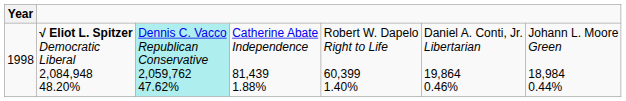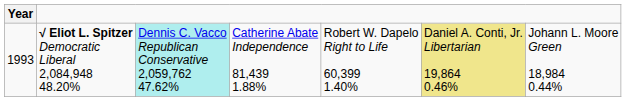(20, 60) 1998 -> (20, 60) 1993
(473, 60) no background -> (473, 60) khaki background
